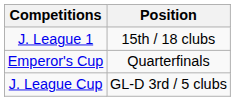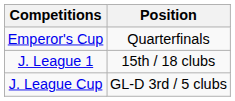rows swapped: (56, 38) <-> (56, 61)
